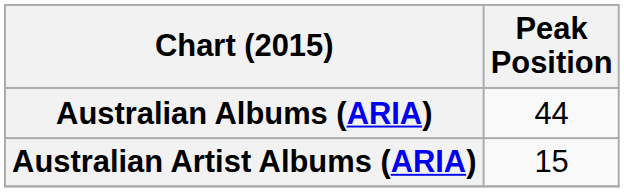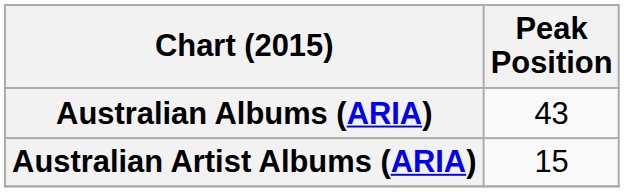(552, 112) 44 -> (552, 112) 43
